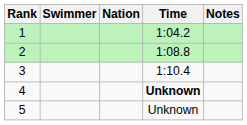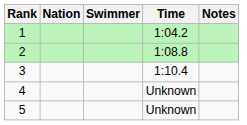columns swapped: (70, 14) <-> (121, 14)
(173, 91) bold -> (171, 91) normal
